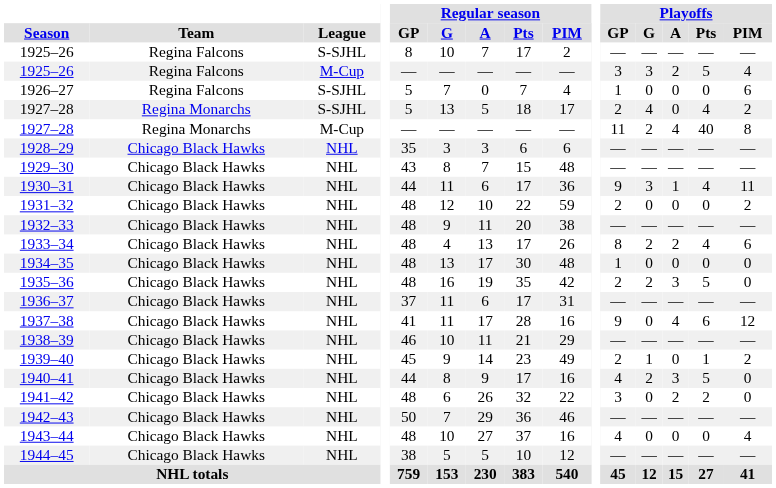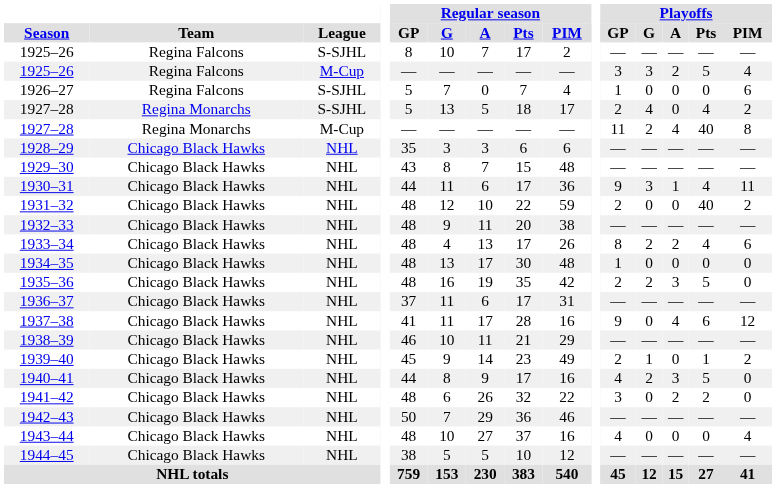(706, 205) 0 -> (706, 205) 40
